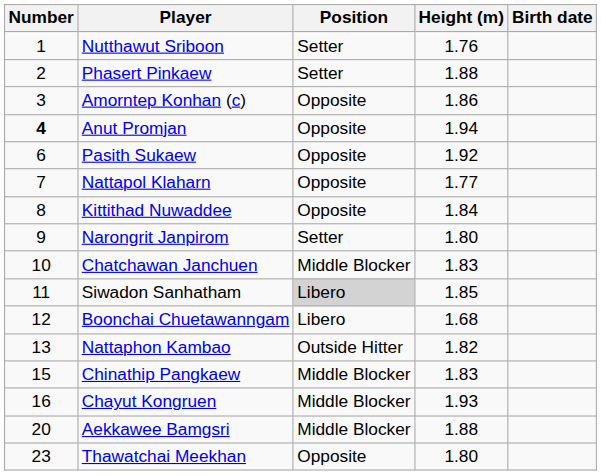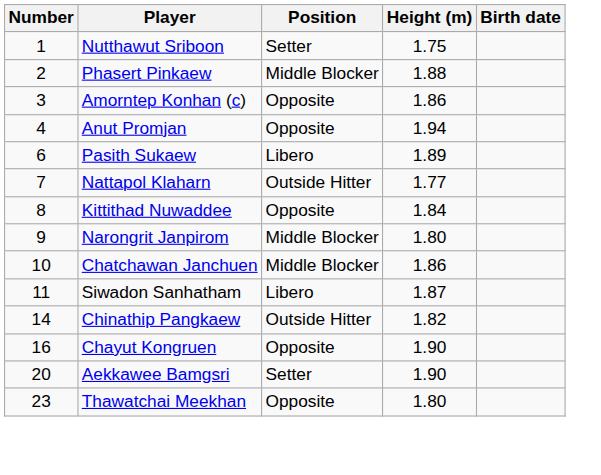(461, 45) 1.76 -> (430, 45) 1.75
(320, 73) Setter -> (322, 73) Middle Blocker
(41, 127) bold -> (41, 127) normal
(332, 155) Opposite -> (290, 155) Libero
(461, 155) 1.92 -> (430, 155) 1.89
(332, 182) Opposite -> (318, 182) Outside Hitter
(320, 237) Setter -> (322, 237) Middle Blocker
(461, 264) 1.83 -> (430, 264) 1.86
(321, 292) lightgrey background -> (290, 292) no background
(461, 292) 1.85 -> (430, 292) 1.87
- row: (186, 319)
- row: (156, 347)
(41, 374) 15 -> (41, 319) 14
(354, 374) Middle Blocker -> (318, 319) Outside Hitter
(461, 374) 1.83 -> (430, 319) 1.82
(354, 401) Middle Blocker -> (300, 347) Opposite
(461, 401) 1.93 -> (430, 347) 1.90
(354, 429) Middle Blocker -> (289, 374) Setter
(461, 429) 1.88 -> (430, 374) 1.90
